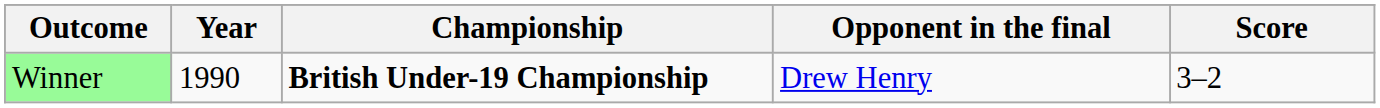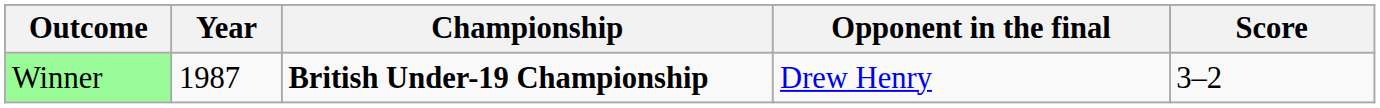(209, 77) 1990 -> (209, 77) 1987
